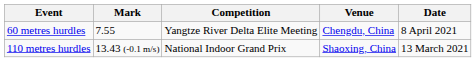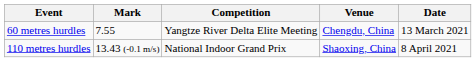(429, 30) 8 April 2021 -> (435, 30) 13 March 2021
(435, 48) 13 March 2021 -> (429, 48) 8 April 2021
